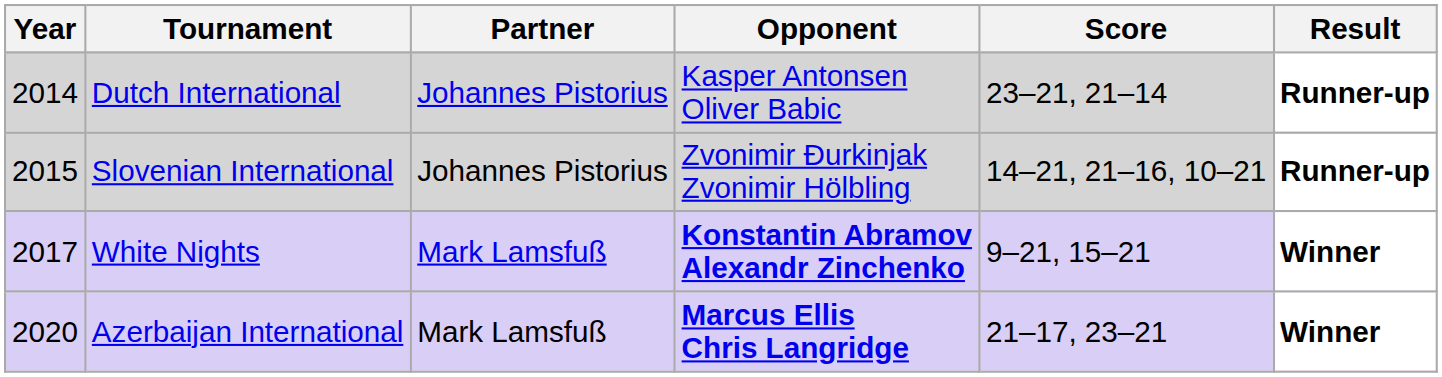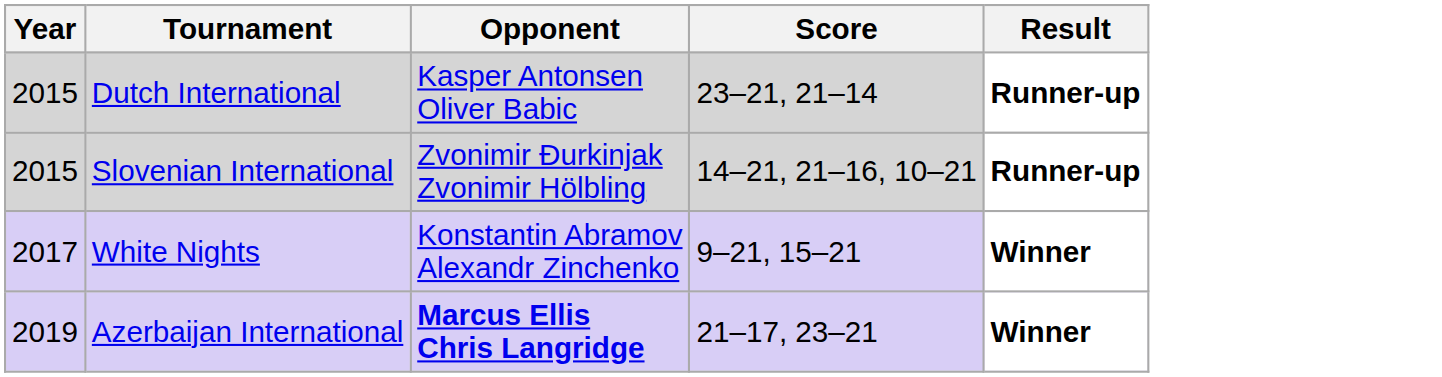- column: (542, 29)
(45, 92) 2014 -> (45, 92) 2015
(827, 252) bold -> (550, 252) normal
(45, 332) 2020 -> (45, 332) 2019
